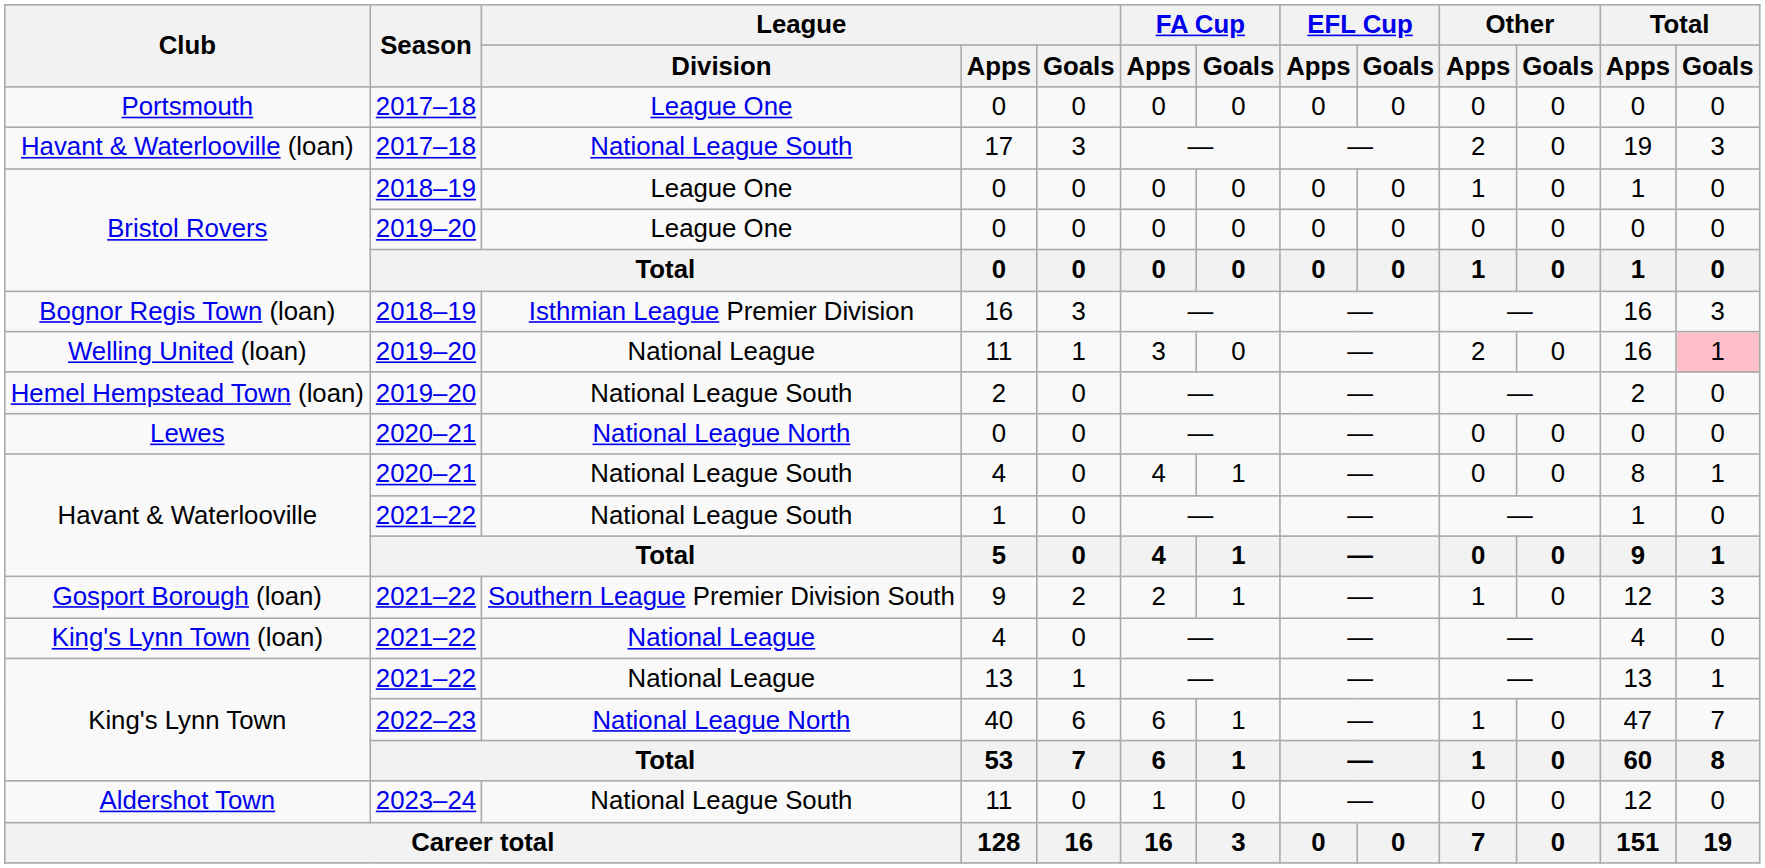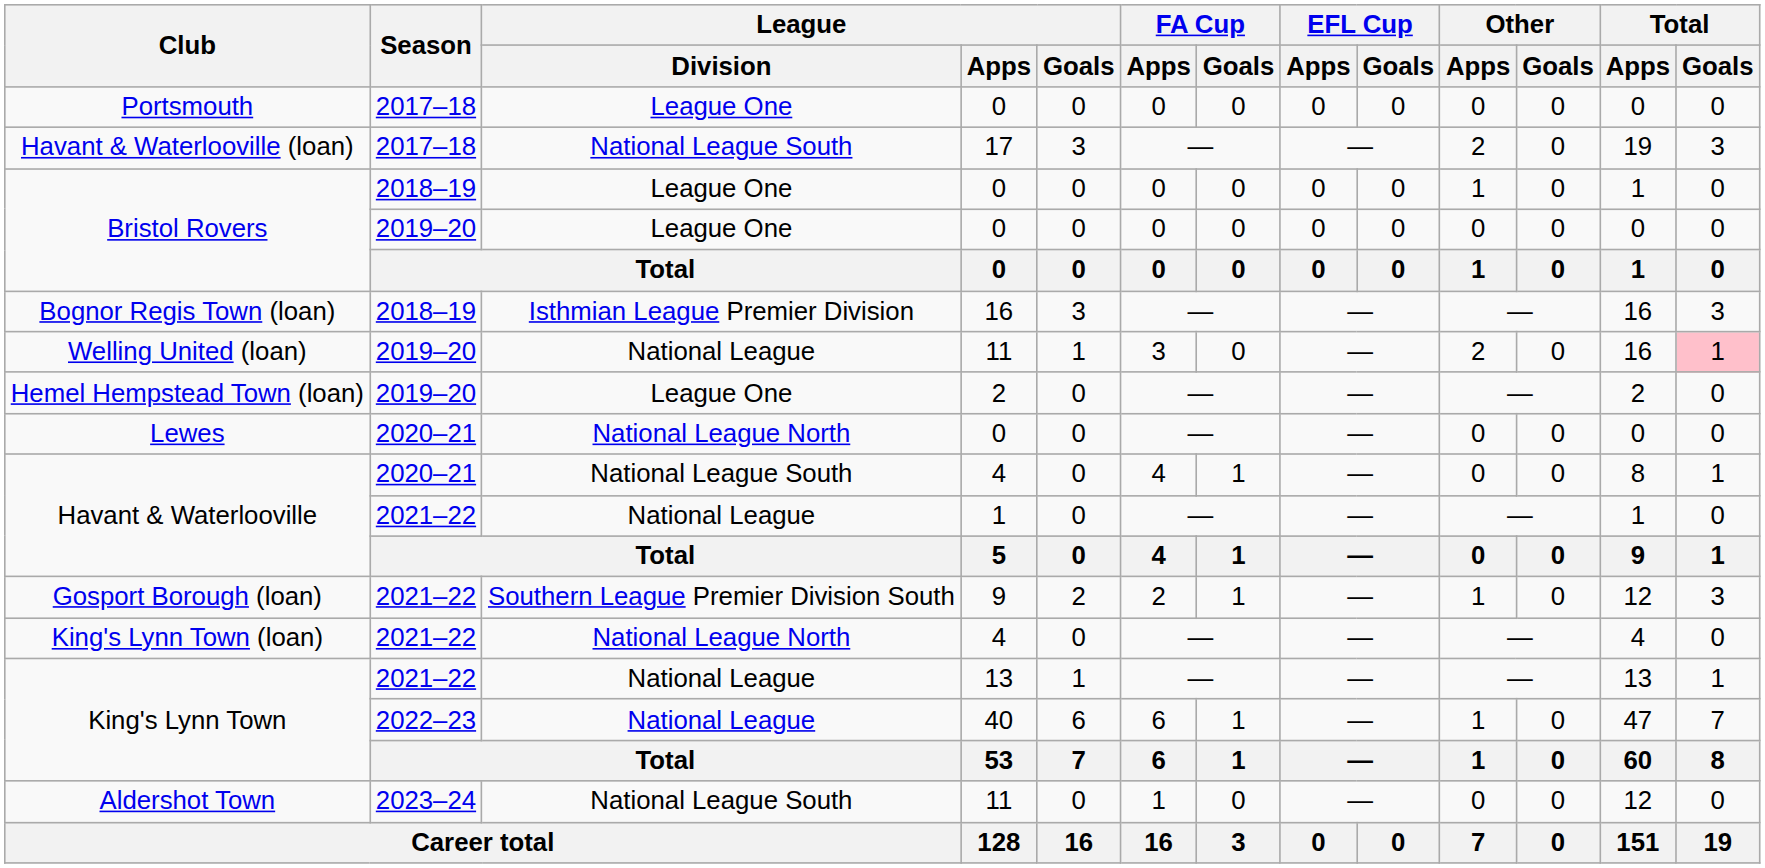(721, 392) National League South -> (721, 392) League One
(721, 515) National League South -> (721, 515) National League
(721, 637) National League -> (721, 637) National League North
(721, 719) National League North -> (721, 719) National League
